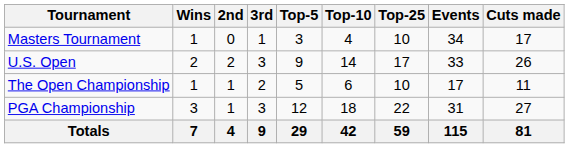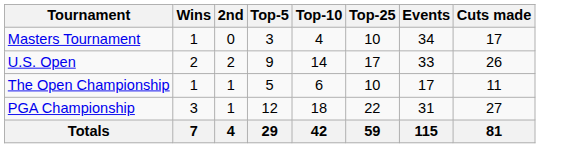- column: (262, 16)
